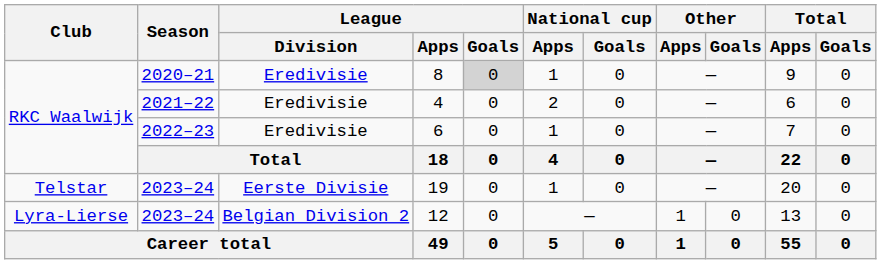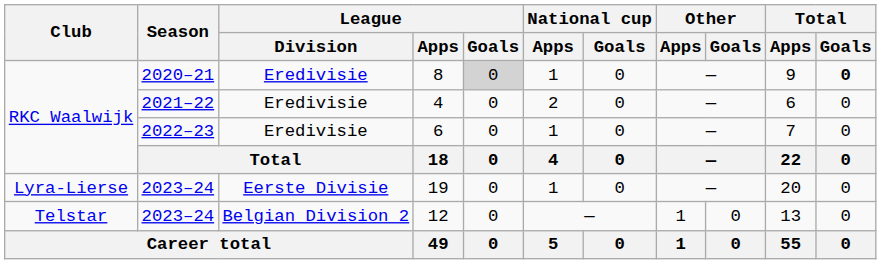(846, 75) normal -> (846, 75) bold
(71, 188) Telstar -> (71, 188) Lyra-Lierse
(71, 216) Lyra-Lierse -> (71, 216) Telstar
